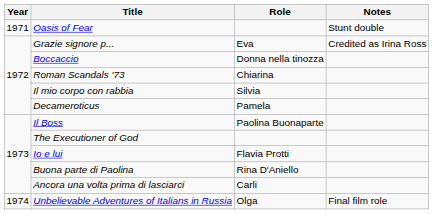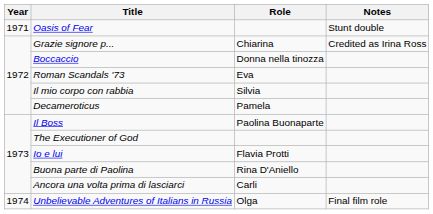(245, 43) Eva -> (255, 43) Chiarina
(255, 75) Chiarina -> (245, 75) Eva
